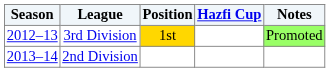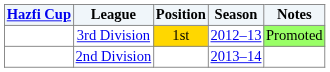columns swapped: (32, 14) <-> (229, 14)
